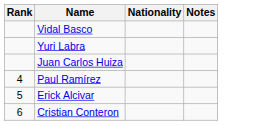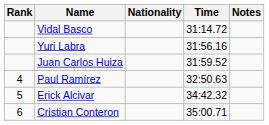+ column: (207, 13)
